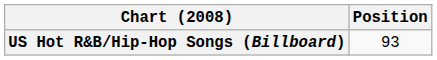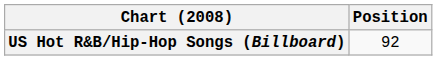(390, 43) 93 -> (390, 43) 92
